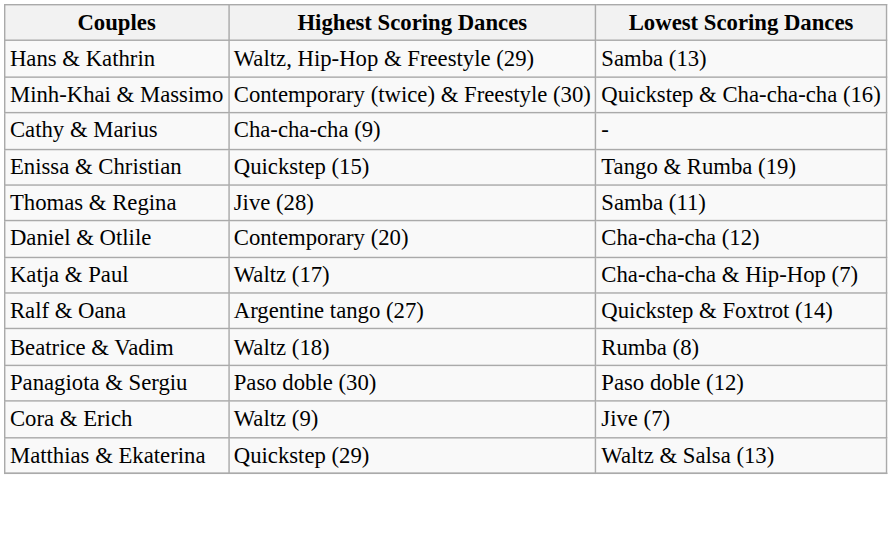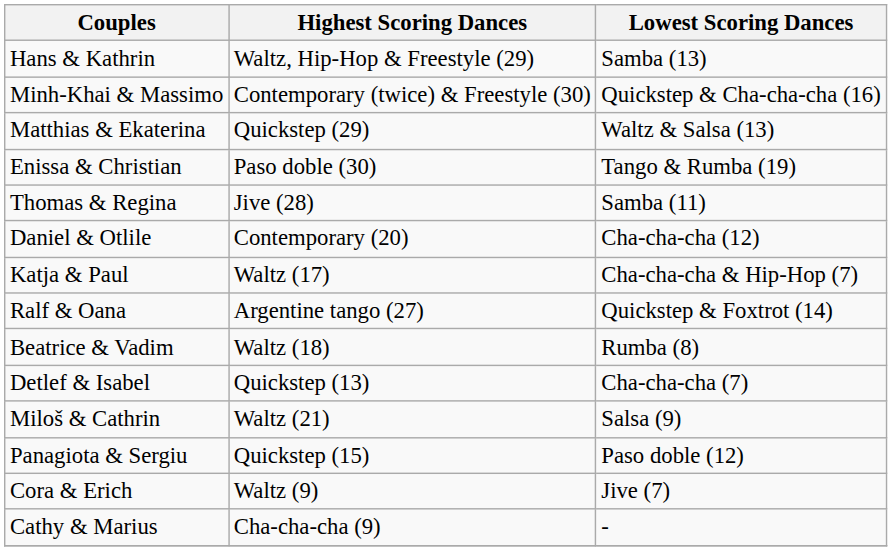rows swapped: (108, 454) <-> (84, 130)
(302, 166) Quickstep (15) -> (305, 166) Paso doble (30)
+ row: (80, 382)
+ row: (85, 418)
(305, 382) Paso doble (30) -> (302, 454) Quickstep (15)
